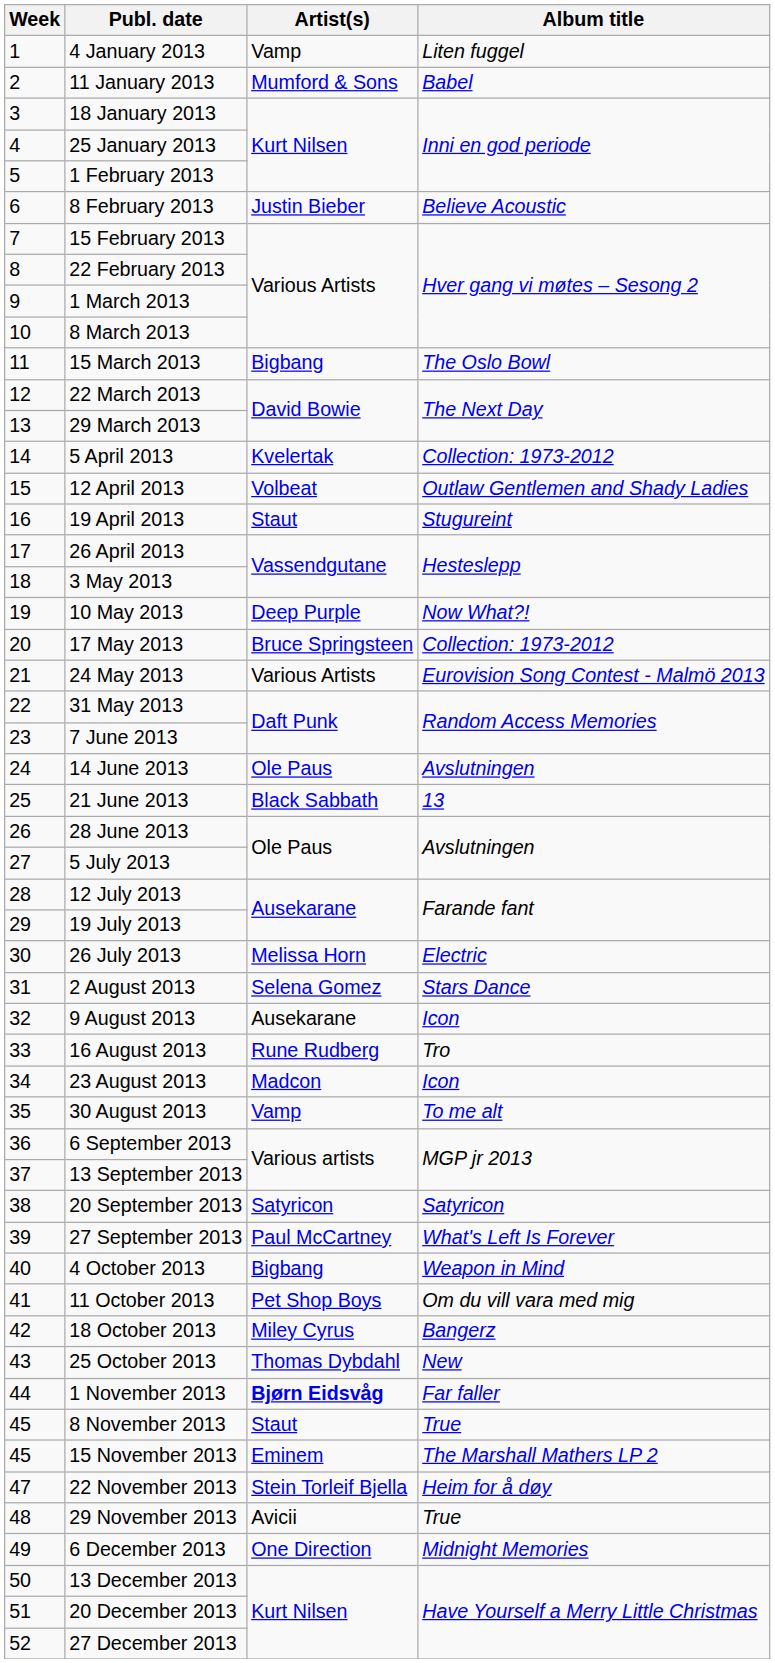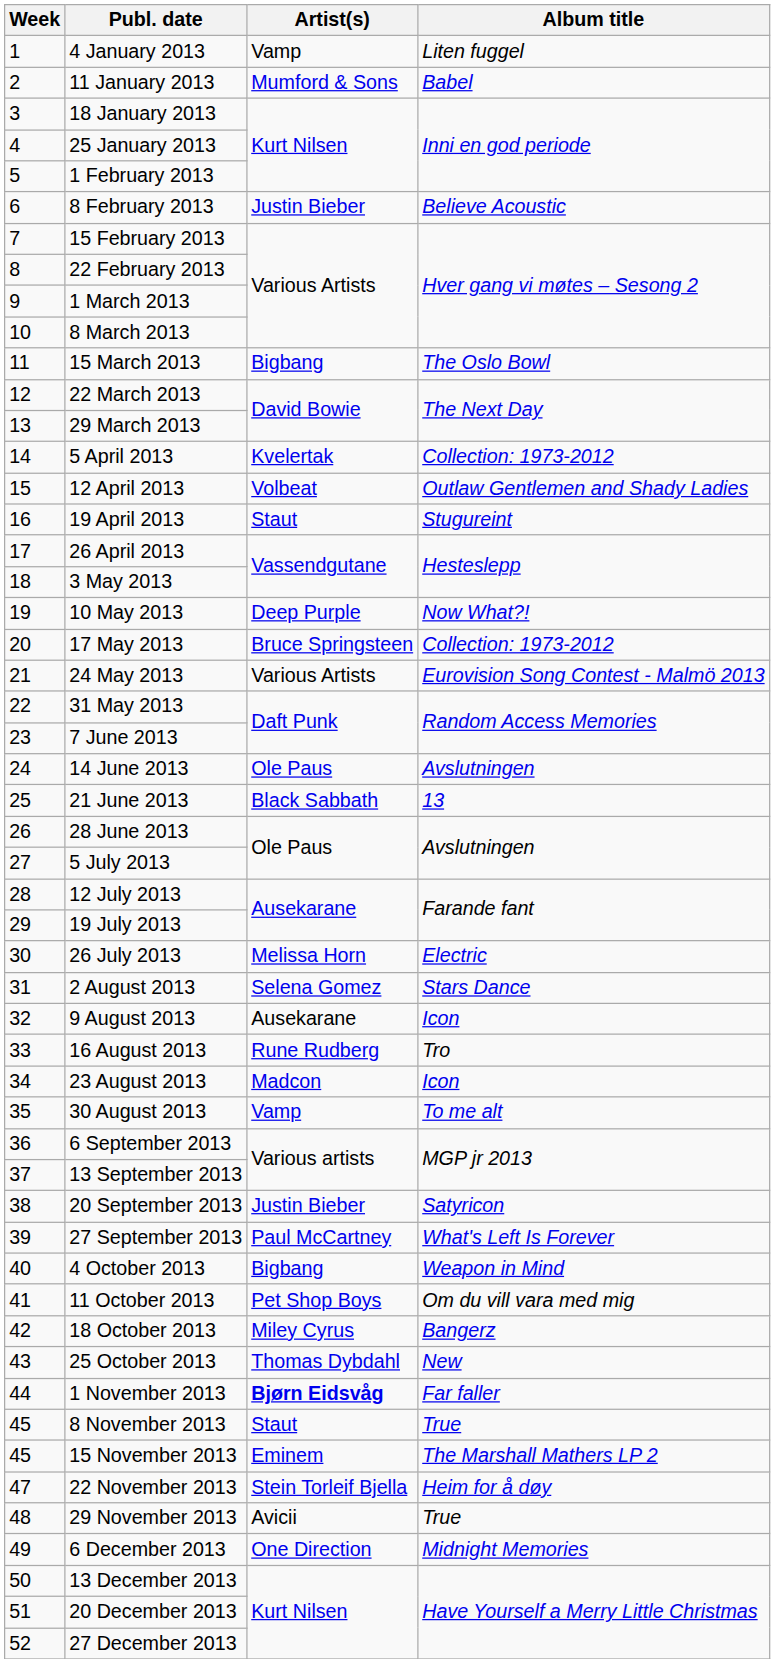(292, 1206) Satyricon -> (308, 1206) Justin Bieber
